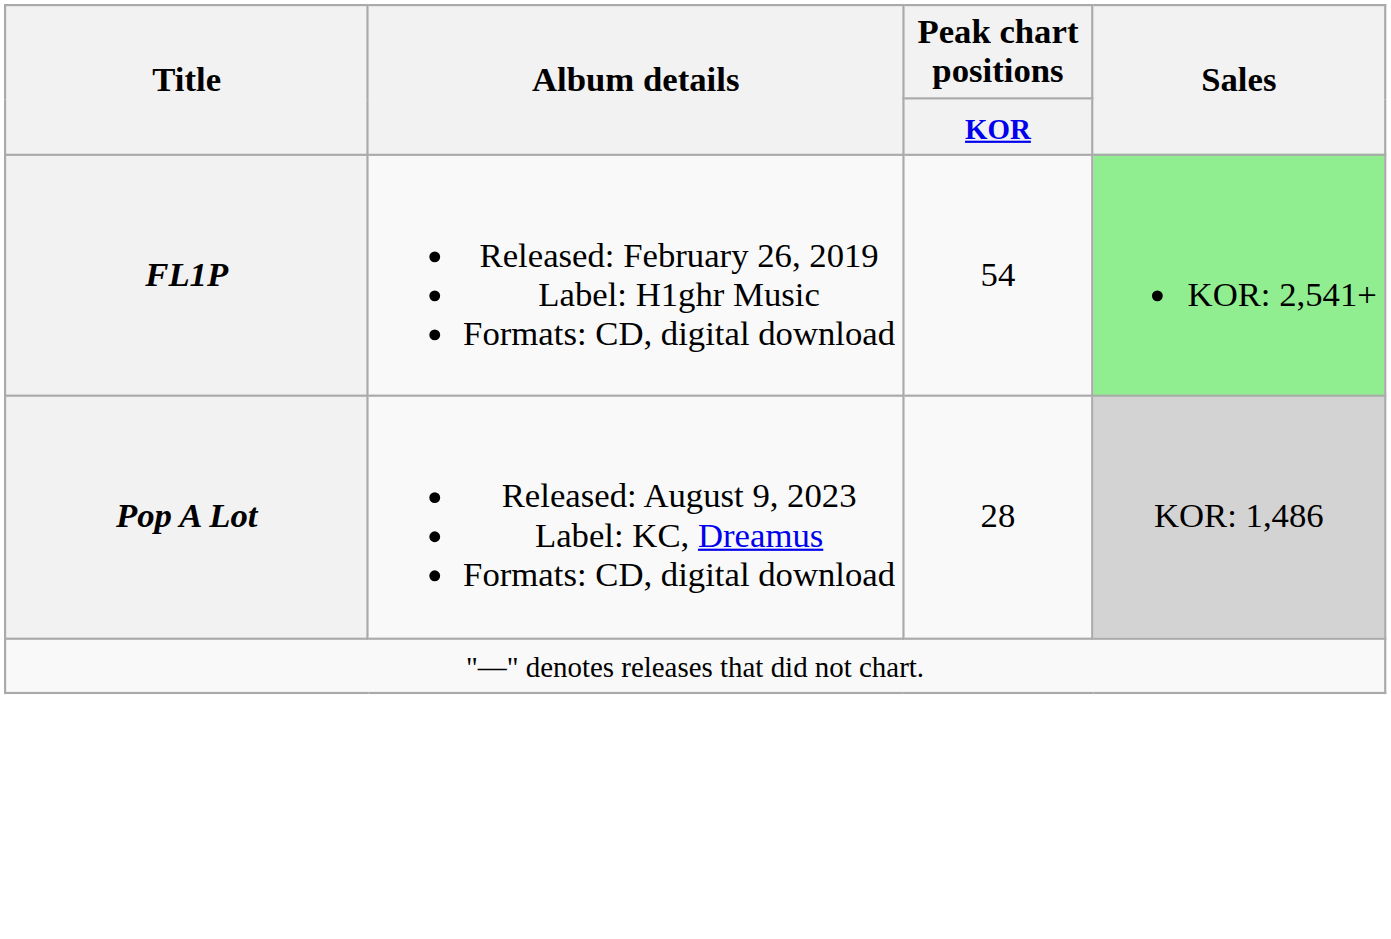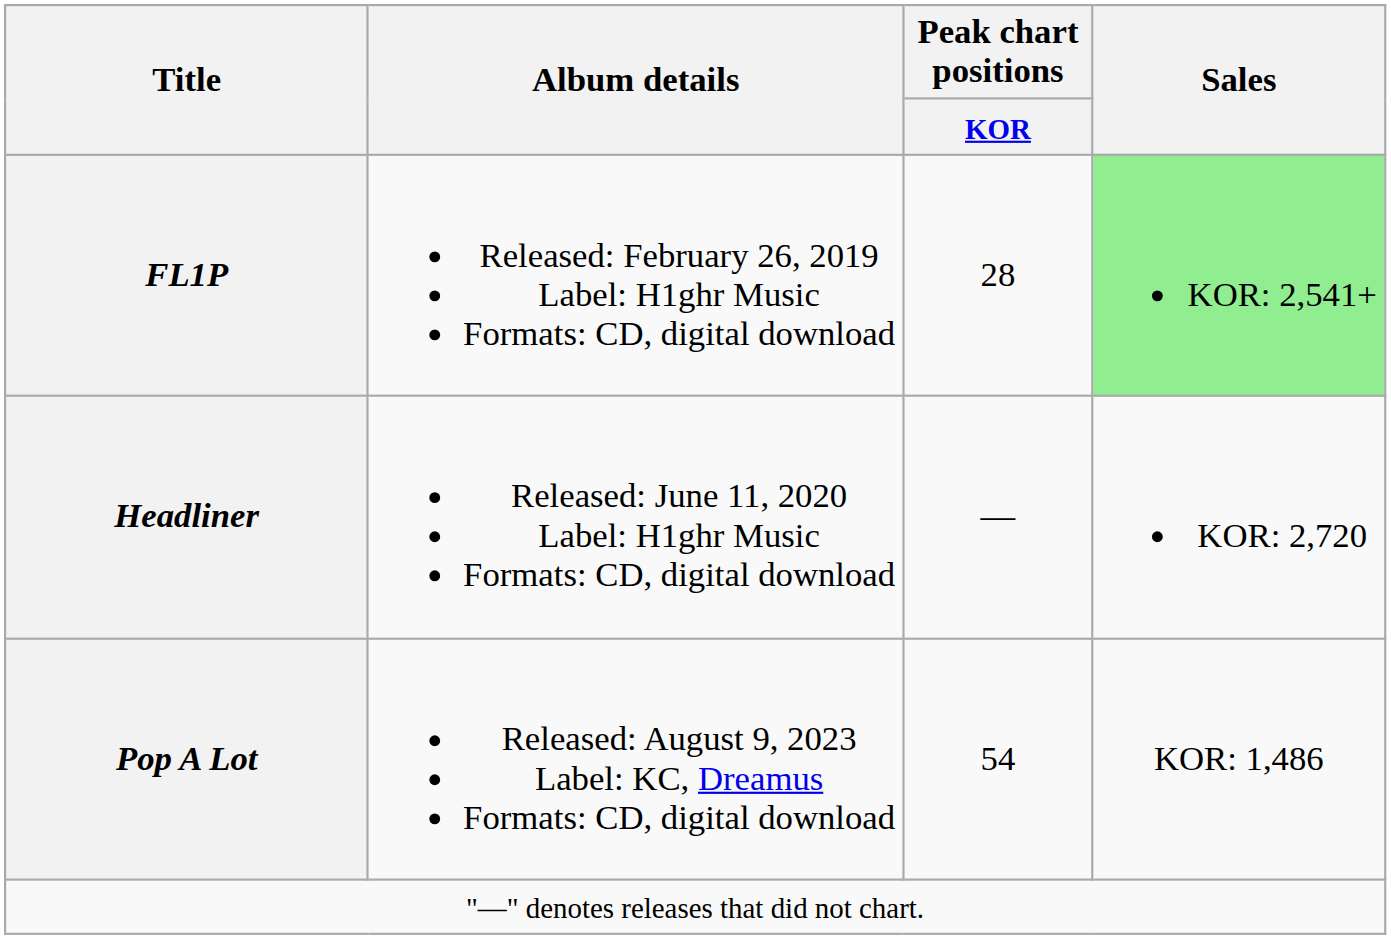(998, 274) 54 -> (998, 274) 28
+ row: (187, 516)
(998, 516) 28 -> (998, 757) 54
(1239, 516) lightgrey background -> (1239, 757) no background
